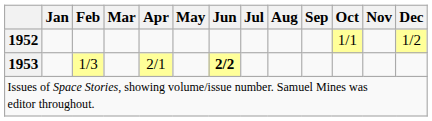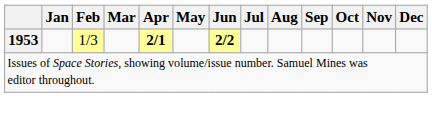- row: (23, 40)
(156, 64) normal -> (156, 40) bold
